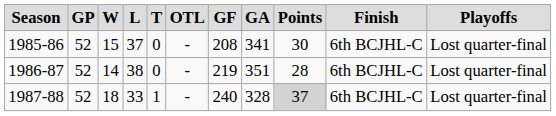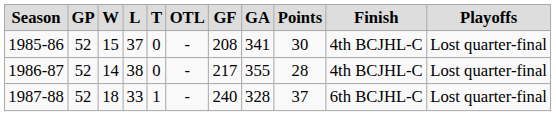(376, 44) 6th BCJHL-C -> (376, 44) 4th BCJHL-C
(225, 70) 219 -> (225, 70) 217
(258, 70) 351 -> (258, 70) 355
(376, 70) 6th BCJHL-C -> (376, 70) 4th BCJHL-C
(300, 96) lightgrey background -> (300, 96) no background
